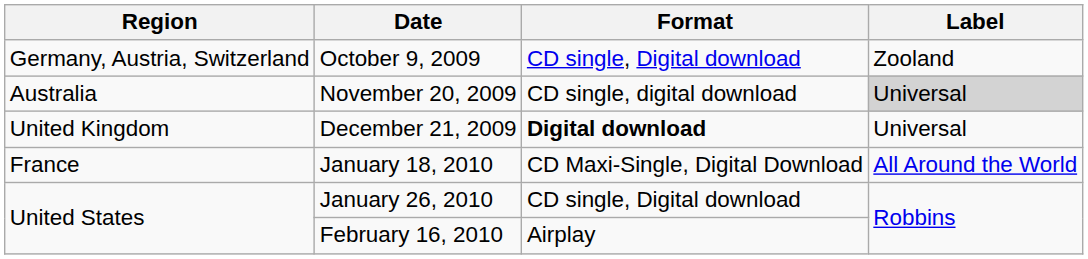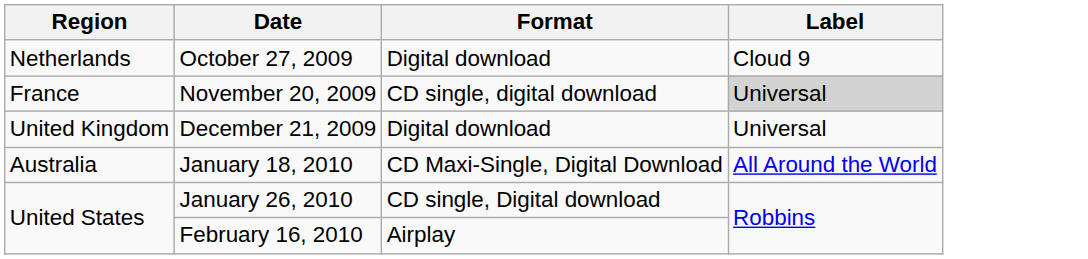- row: (400, 57)
+ row: (266, 57)
(53, 93) Australia -> (45, 93) France
(616, 128) bold -> (469, 128) normal
(45, 164) France -> (53, 164) Australia
